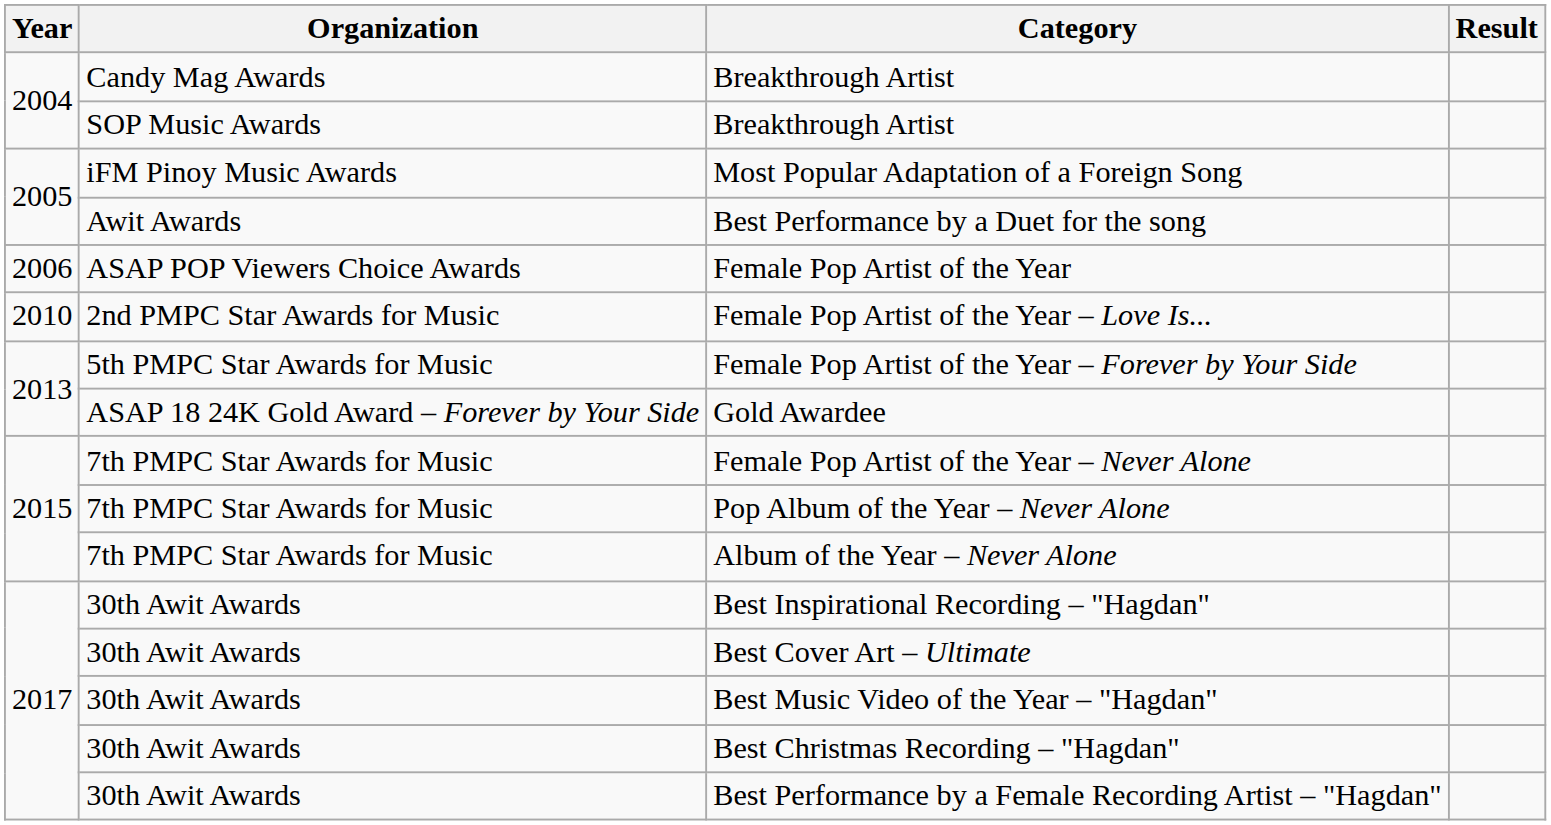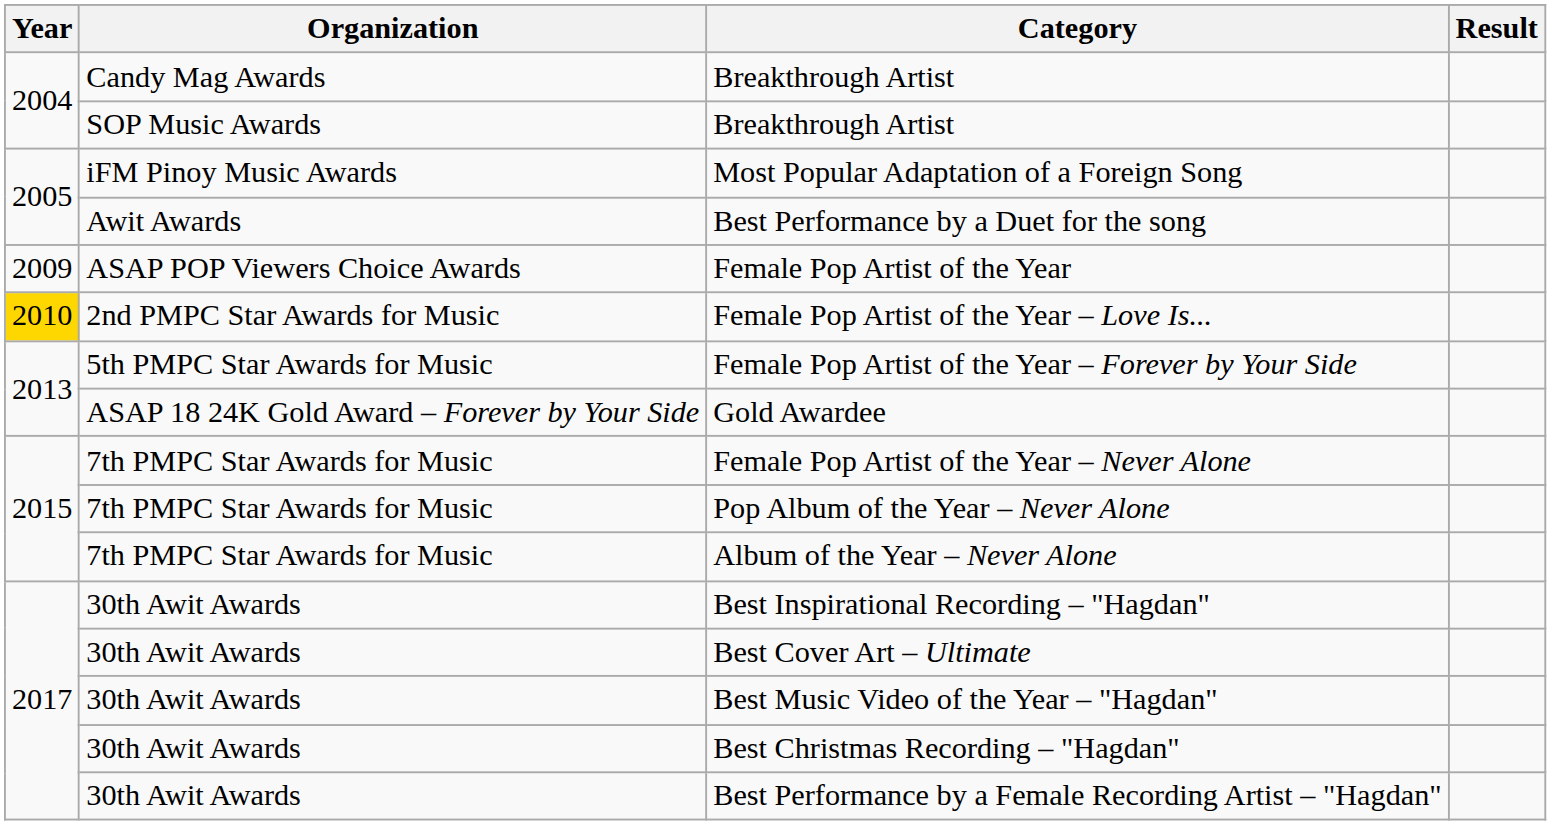(42, 268) 2006 -> (42, 268) 2009
(42, 316) no background -> (42, 316) gold background
